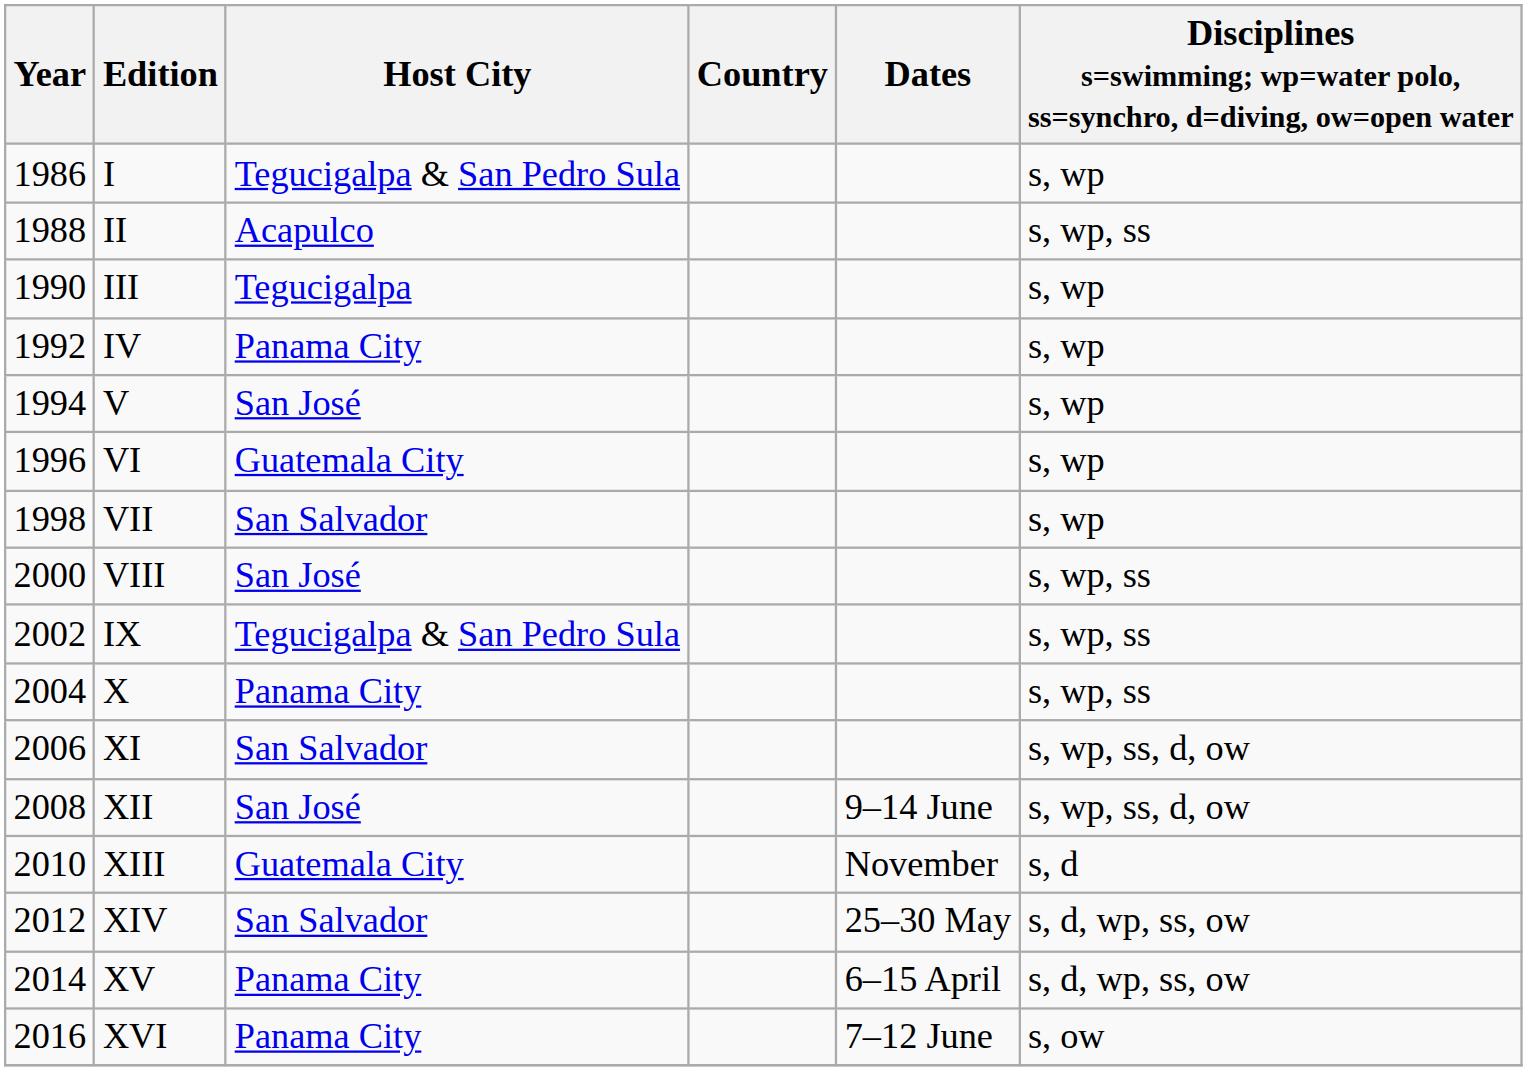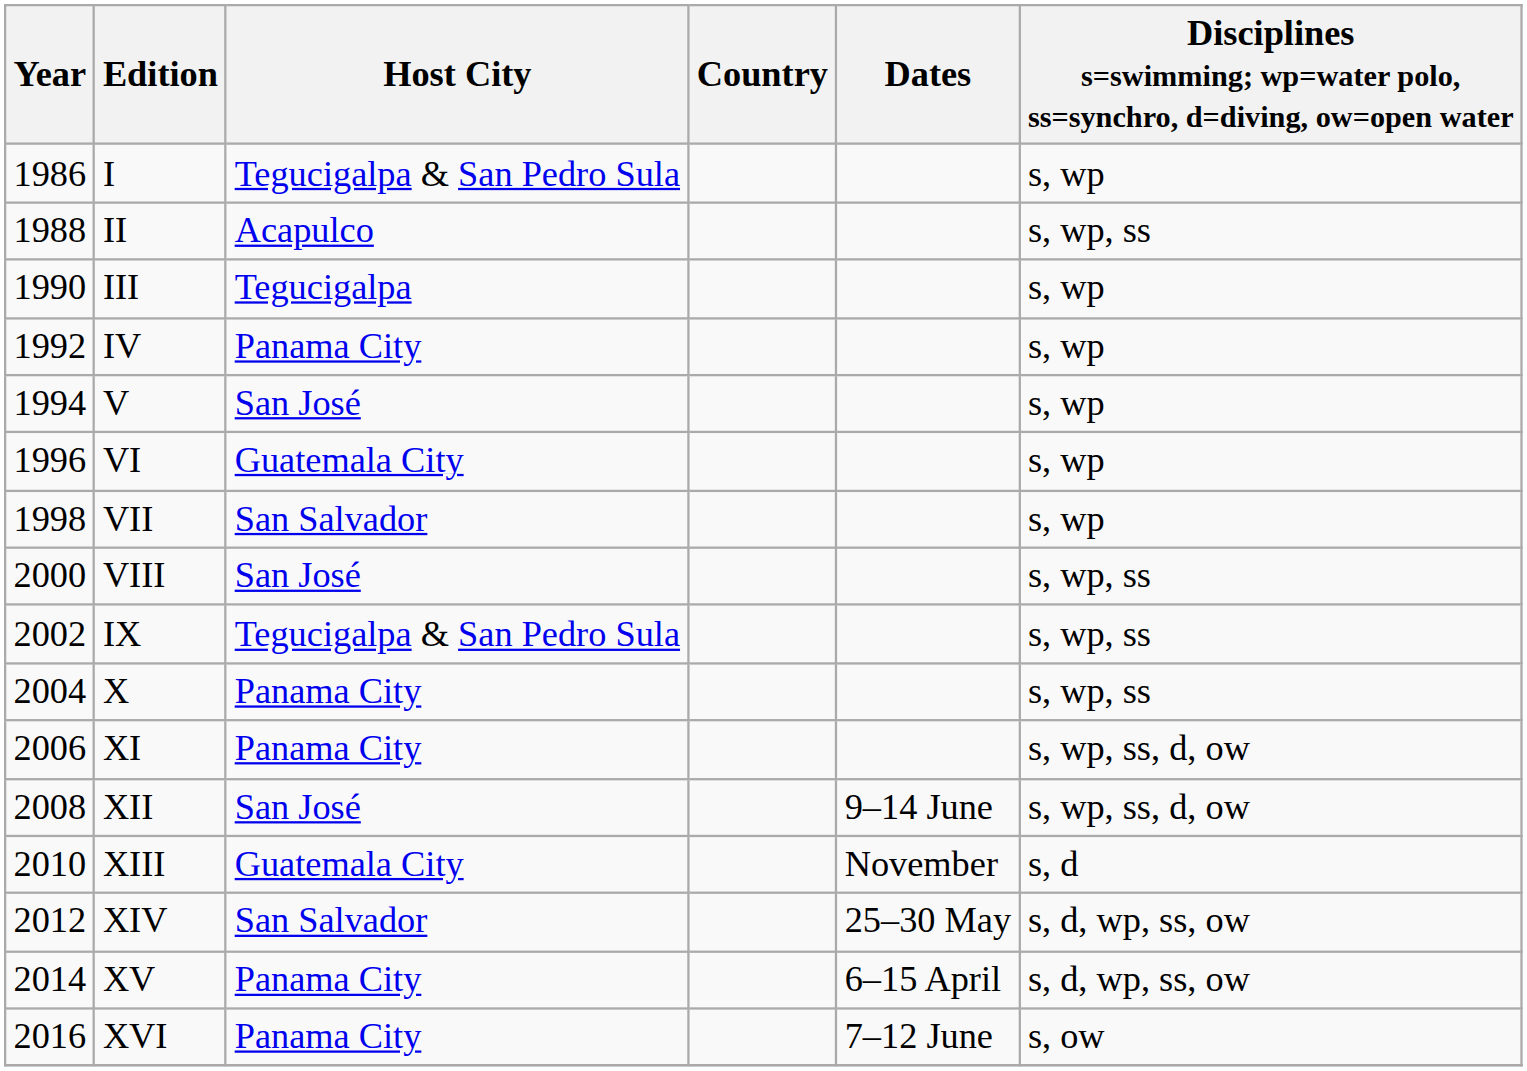(331, 748) San Salvador -> (328, 748) Panama City
